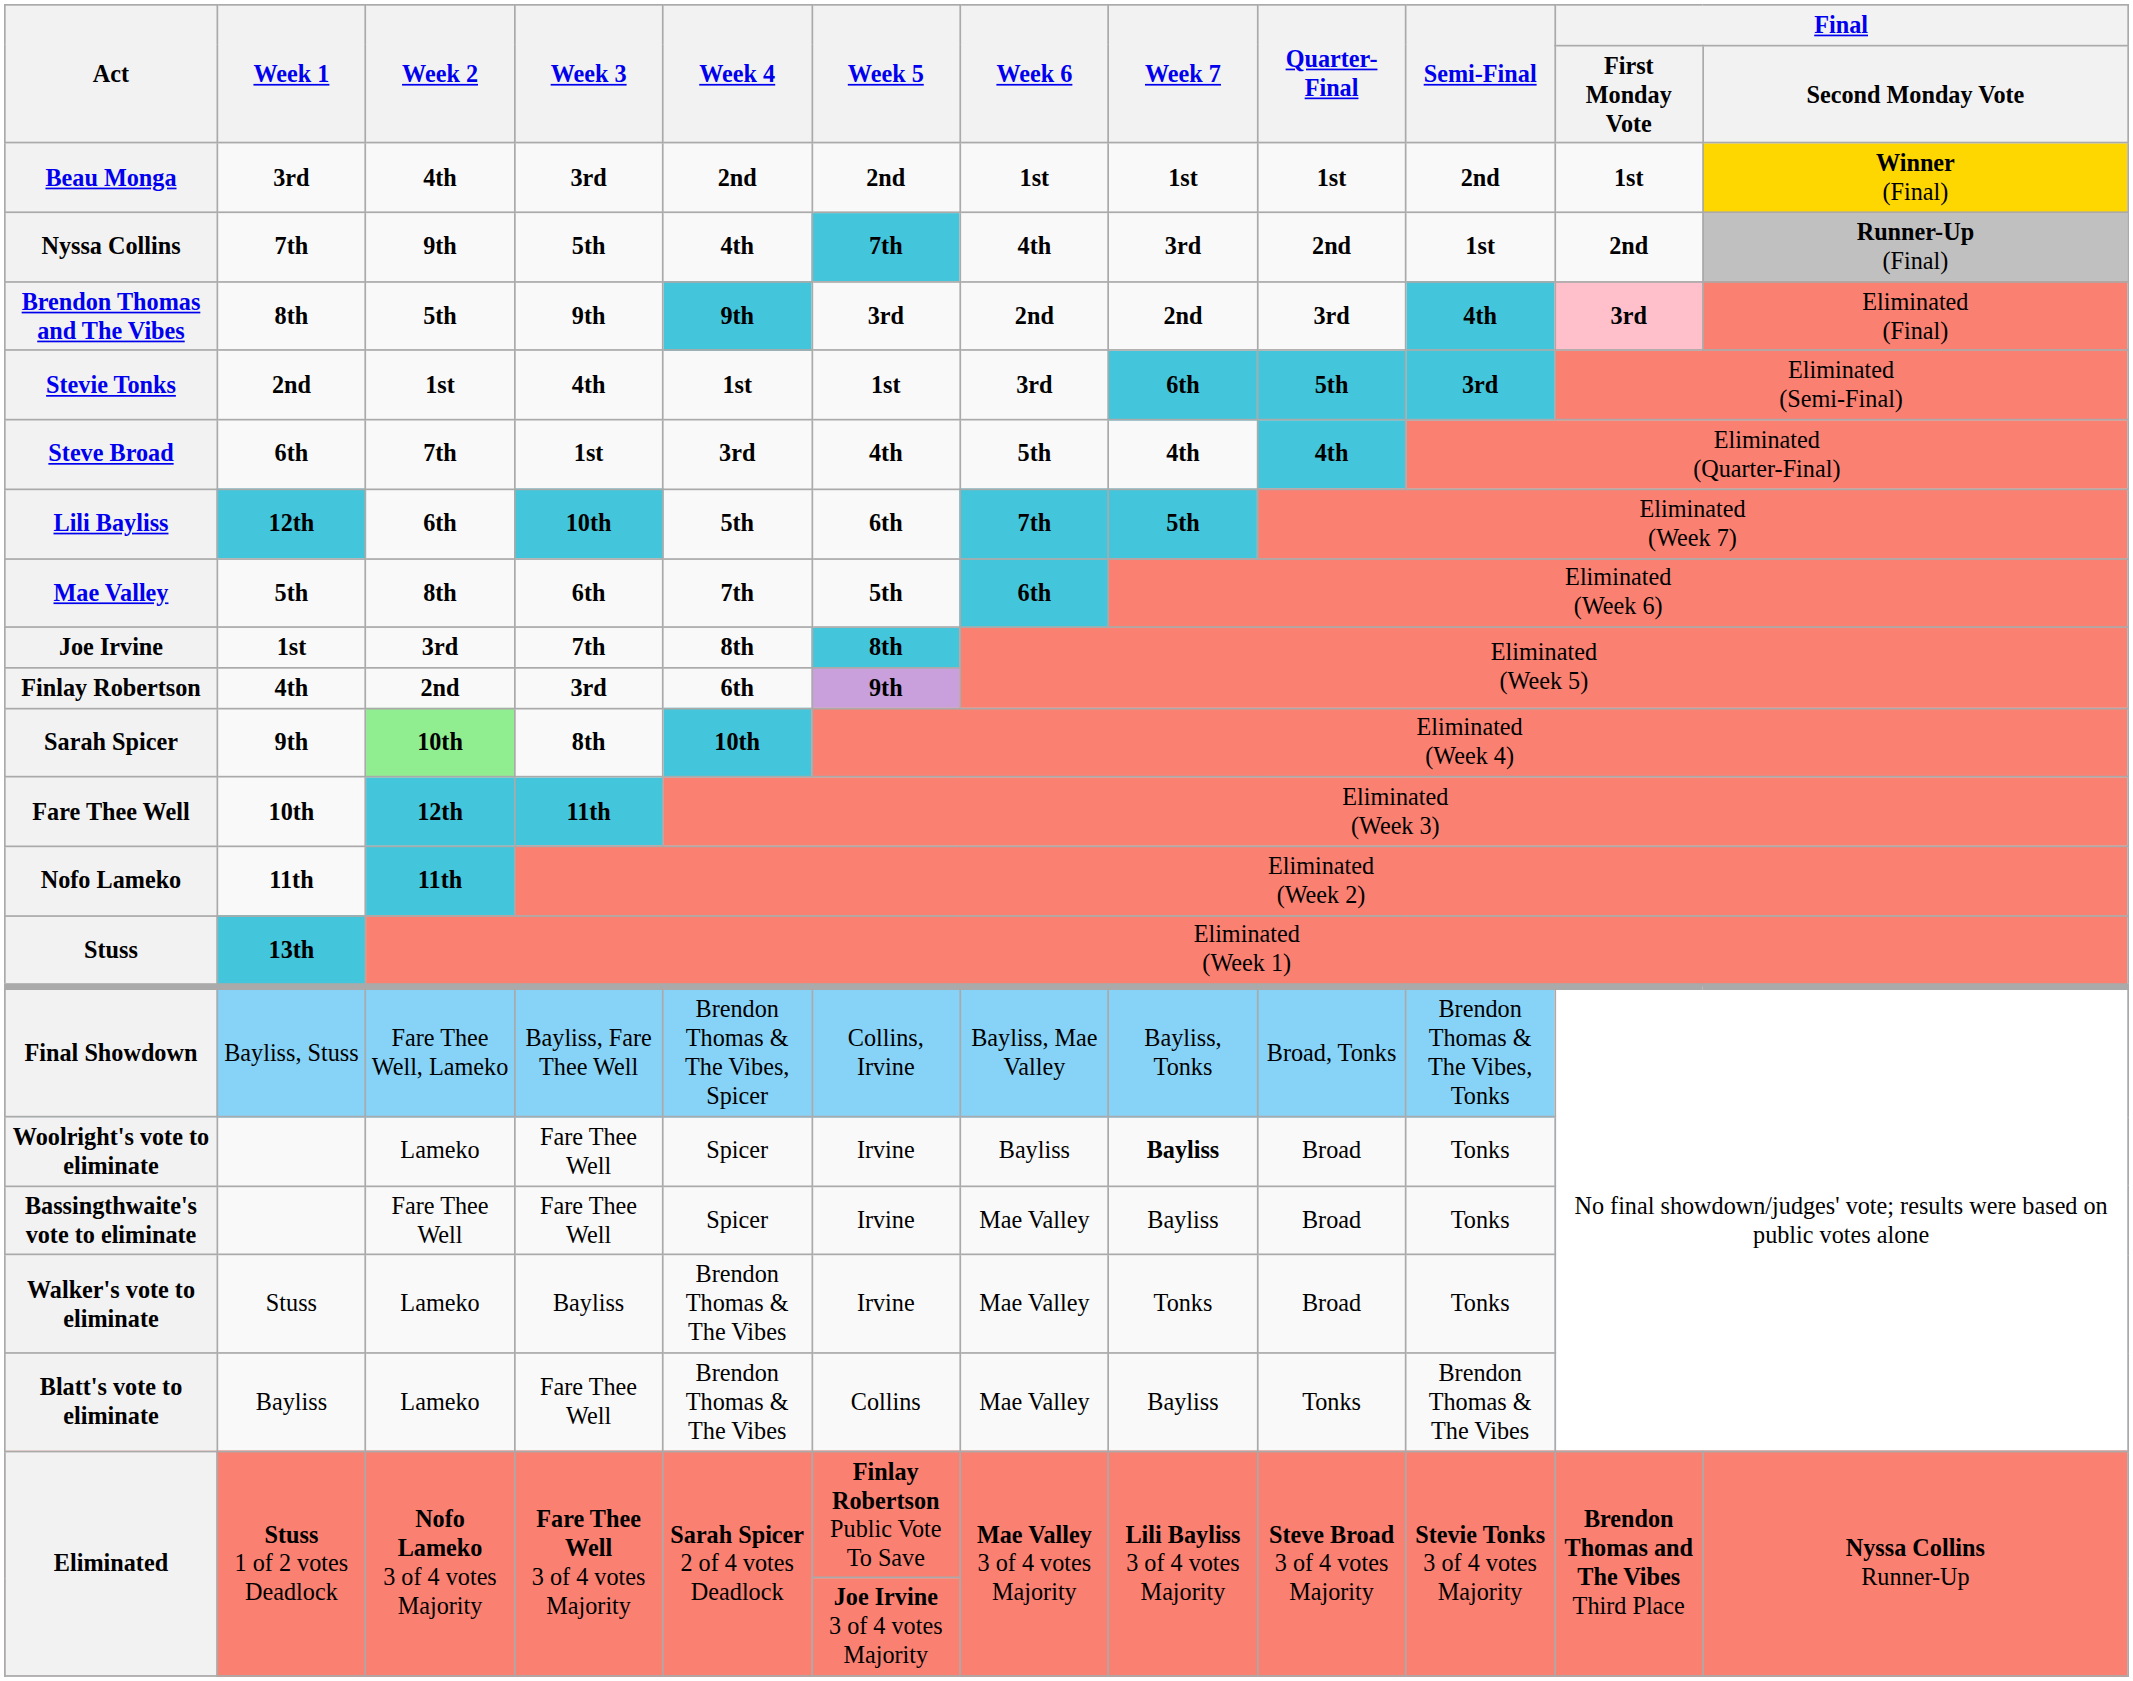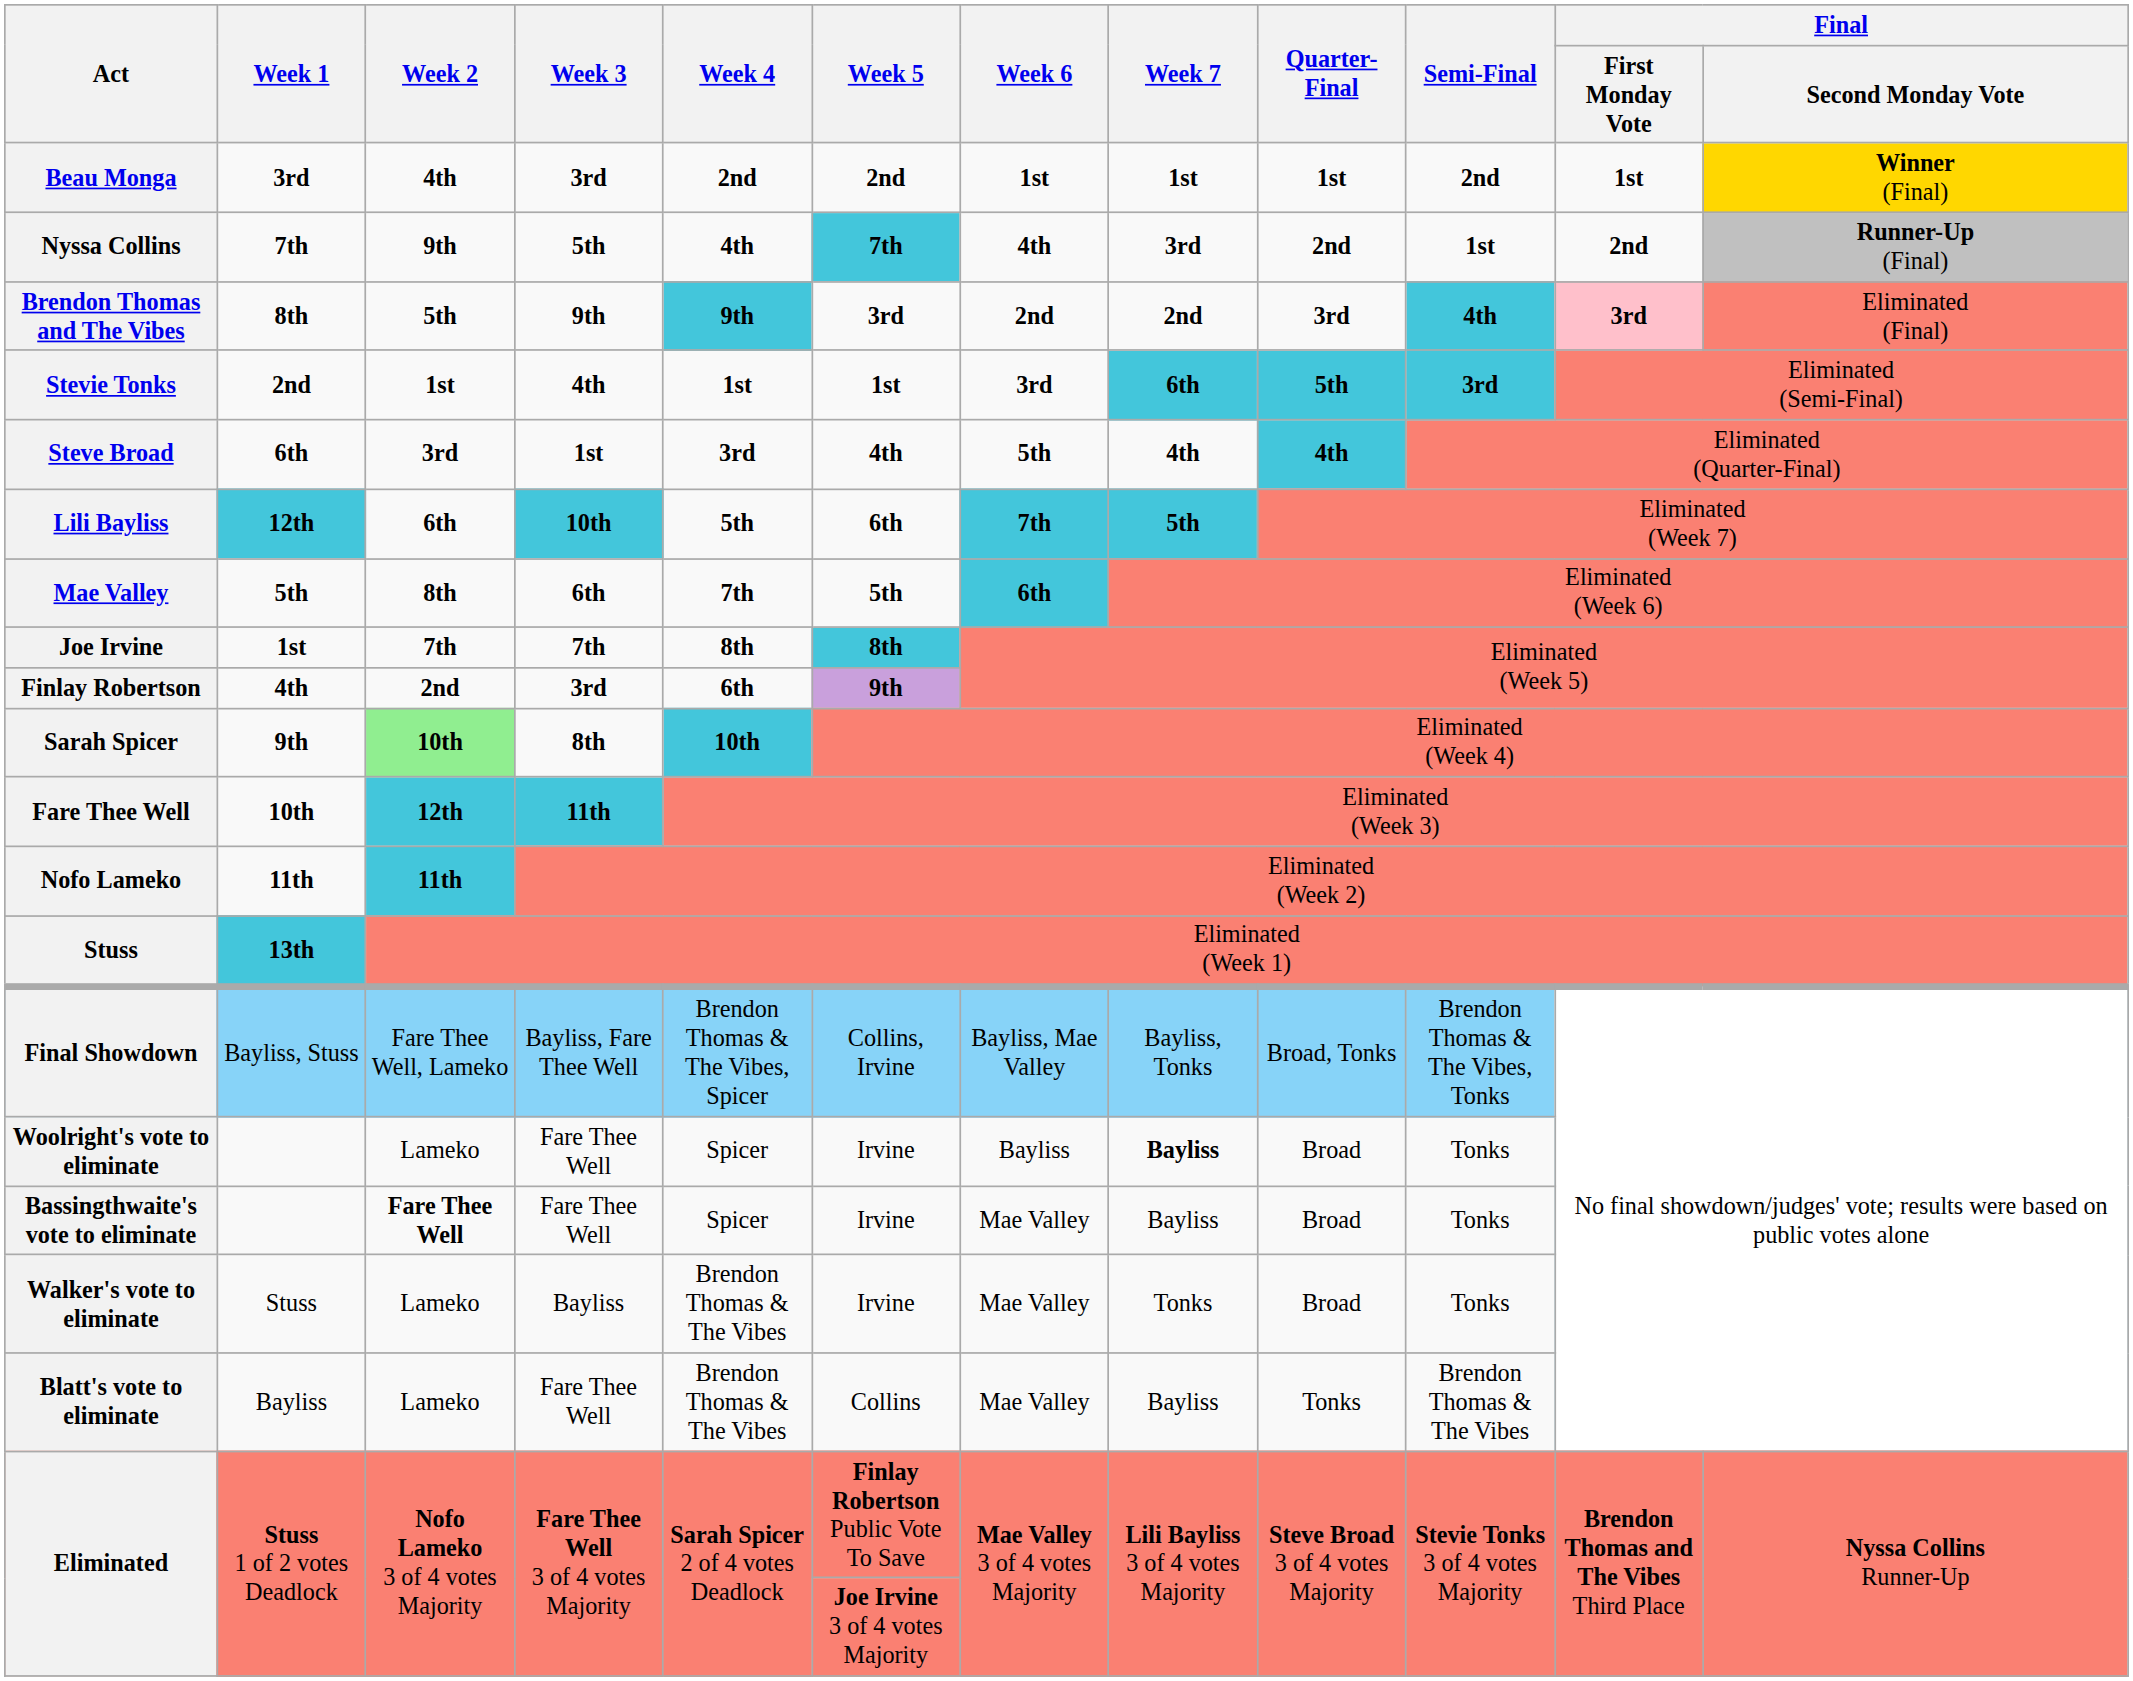(440, 454) 7th -> (440, 454) 3rd
(440, 647) 3rd -> (440, 647) 7th
(440, 1220) normal -> (440, 1220) bold
